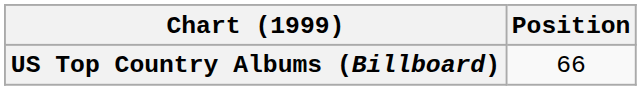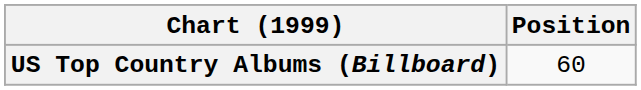(571, 65) 66 -> (571, 65) 60
